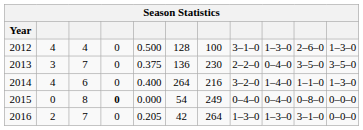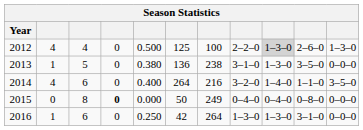(182, 47) 128 -> (182, 47) 125
(246, 47) 3–1–0 -> (246, 47) 2–2–0
(278, 47) no background -> (278, 47) lightgrey background
(53, 64) 3 -> (53, 64) 1
(85, 64) 7 -> (85, 64) 5
(149, 64) 0.375 -> (149, 64) 0.380
(214, 64) 230 -> (214, 64) 238
(246, 64) 2–2–0 -> (246, 64) 3–1–0
(278, 64) 0–4–0 -> (278, 64) 1–3–0
(343, 64) 3–5–0 -> (343, 64) 0–0–0
(343, 82) 1–3–0 -> (343, 82) 3–5–0
(182, 99) 54 -> (182, 99) 50
(53, 116) 2 -> (53, 116) 1
(85, 116) 7 -> (85, 116) 6
(149, 116) 0.205 -> (149, 116) 0.250
